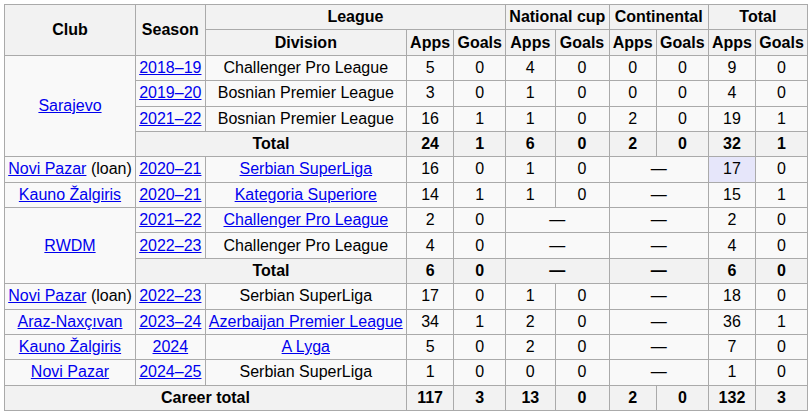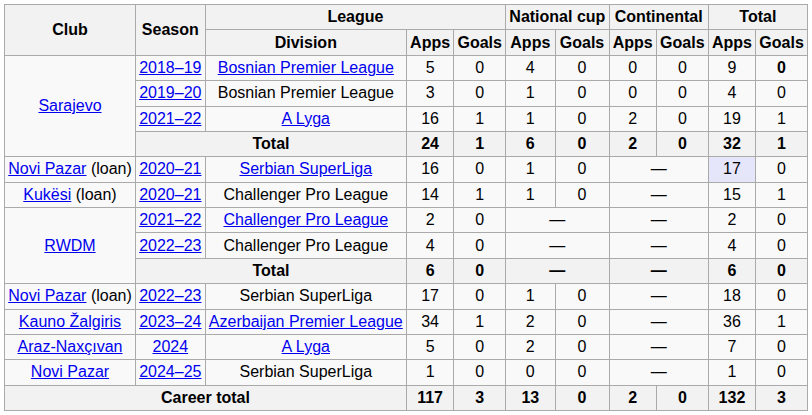(306, 67) Challenger Pro League -> (306, 67) Bosnian Premier League
(782, 67) normal -> (782, 67) bold
(306, 118) Bosnian Premier League -> (306, 118) A Lyga
(70, 194) Kauno Žalgiris -> (70, 194) Kukësi (loan)
(306, 194) Kategoria Superiore -> (306, 194) Challenger Pro League
(70, 321) Araz-Naxçıvan -> (70, 321) Kauno Žalgiris
(70, 347) Kauno Žalgiris -> (70, 347) Araz-Naxçıvan
